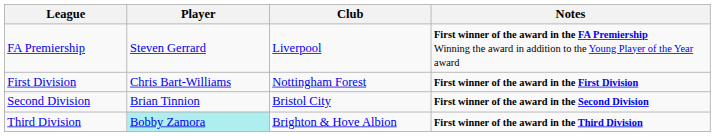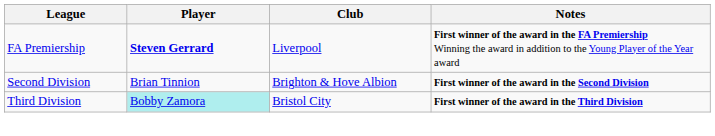(168, 48) normal -> (172, 48) bold
- row: (42, 82)
(302, 101) Bristol City -> (335, 82) Brighton & Hove Albion
(335, 121) Brighton & Hove Albion -> (302, 101) Bristol City
